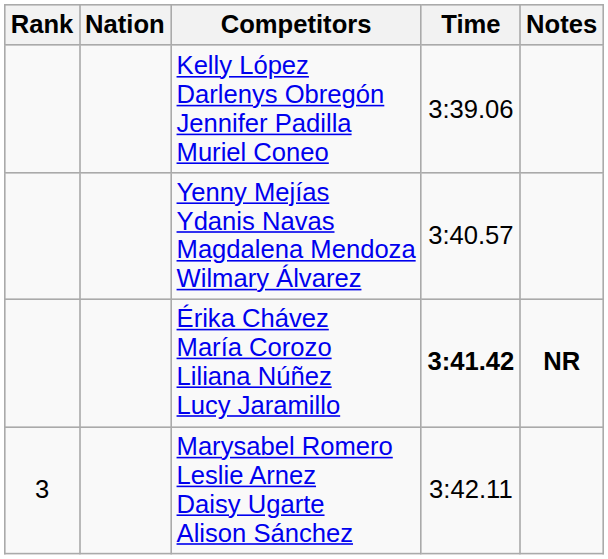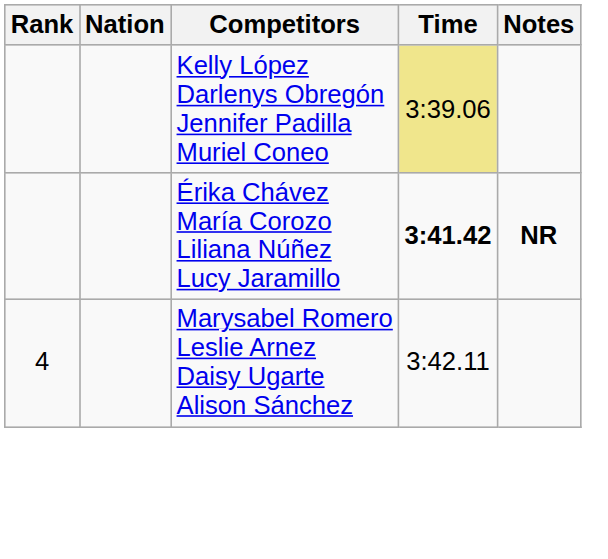(471, 108) no background -> (448, 108) khaki background
- row: (296, 235)
(42, 489) 3 -> (42, 362) 4
